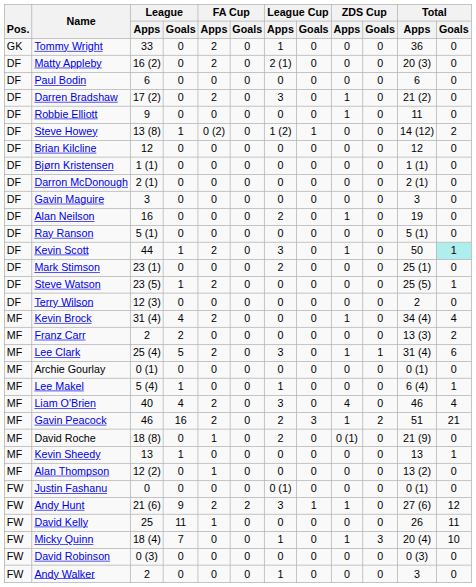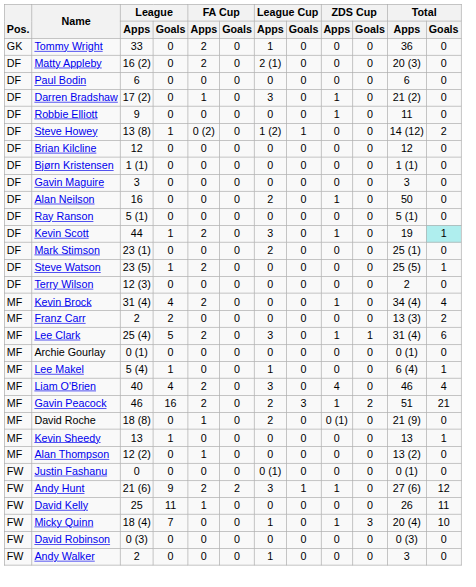(214, 98) 2 -> (204, 98) 1
- row: (81, 183)
(417, 217) 19 -> (407, 200) 50
(417, 251) 50 -> (407, 234) 19
